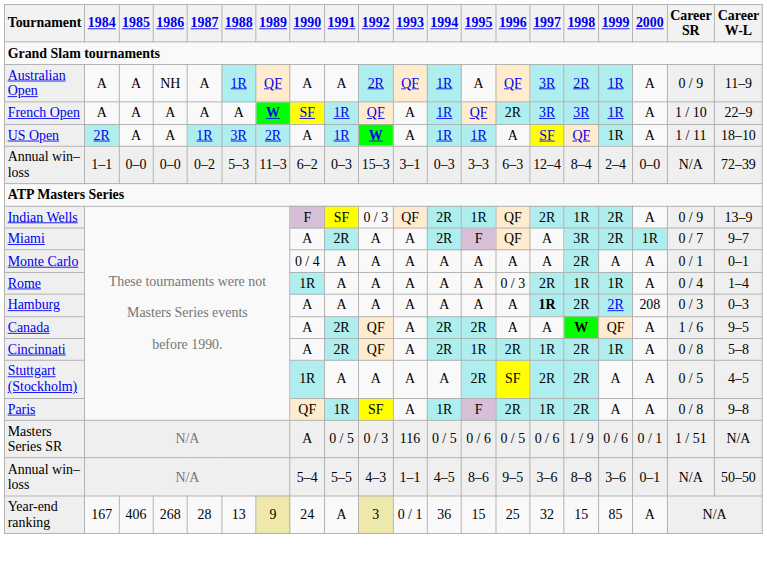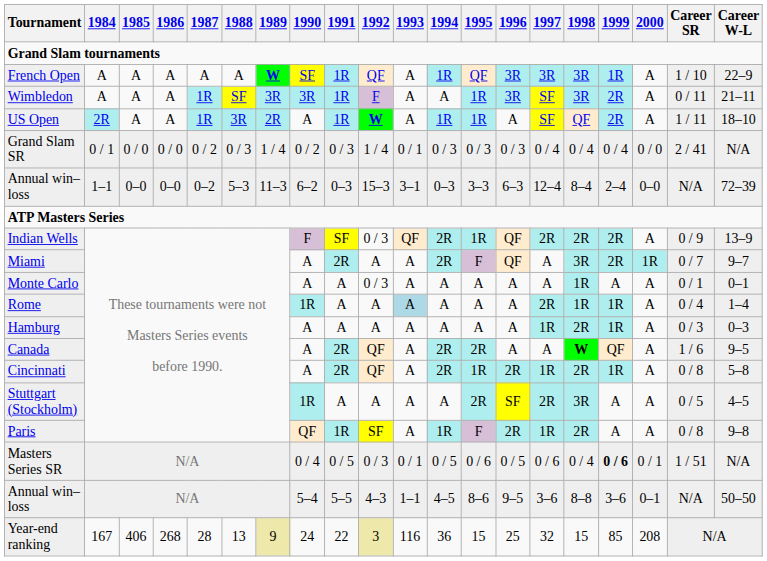- row: (37, 83)
(513, 113) 2R -> (513, 75) 3R
+ row: (40, 97)
(616, 135) 1R -> (616, 119) 2R
+ row: (41, 149)
(581, 217) 1R -> (581, 239) 2R
(307, 261) 0 / 4 -> (307, 283) A
(376, 261) A -> (376, 283) 0 / 3
(581, 261) 2R -> (581, 283) 1R
(410, 283) no background -> (410, 305) lightblue background
(513, 283) 0 / 3 -> (513, 305) A
(547, 305) bold -> (547, 327) normal
(616, 305) 2R -> (616, 327) 1R
(650, 305) 208 -> (650, 327) A
(581, 379) 2R -> (581, 401) 3R
(307, 439) A -> (307, 461) 0 / 4
(410, 439) 116 -> (410, 461) 0 / 1
(581, 439) 1 / 9 -> (581, 461) 0 / 4
(616, 439) normal -> (616, 461) bold
(342, 514) A -> (342, 536) 22
(410, 514) 0 / 1 -> (410, 536) 116
(650, 514) A -> (650, 536) 208
